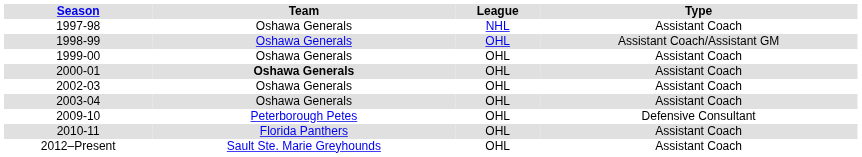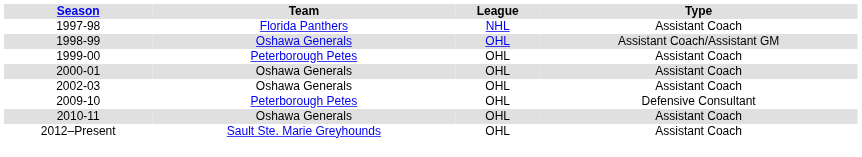(304, 26) Oshawa Generals -> (304, 26) Florida Panthers
(304, 56) Oshawa Generals -> (304, 56) Peterborough Petes
(304, 71) bold -> (304, 71) normal
- row: (78, 101)
(304, 131) Florida Panthers -> (304, 116) Oshawa Generals
